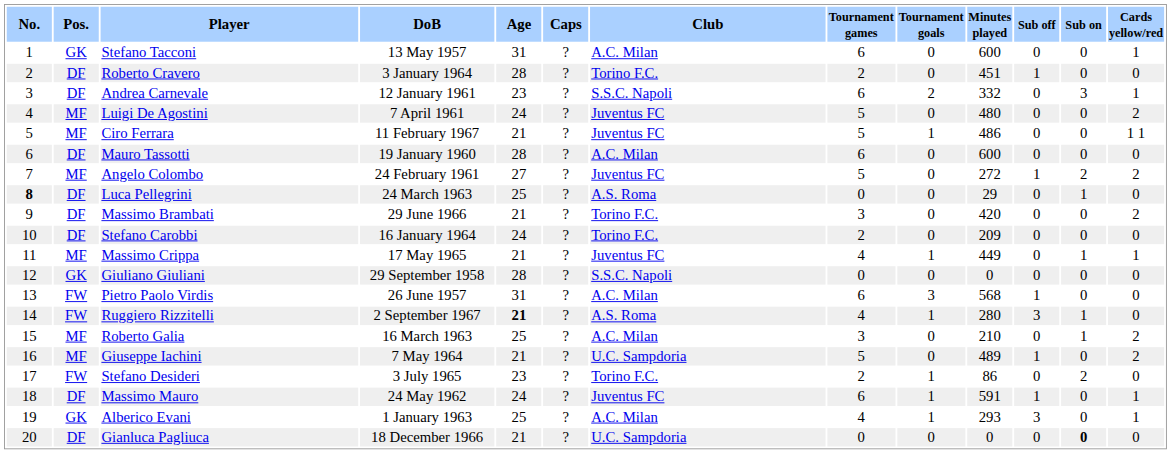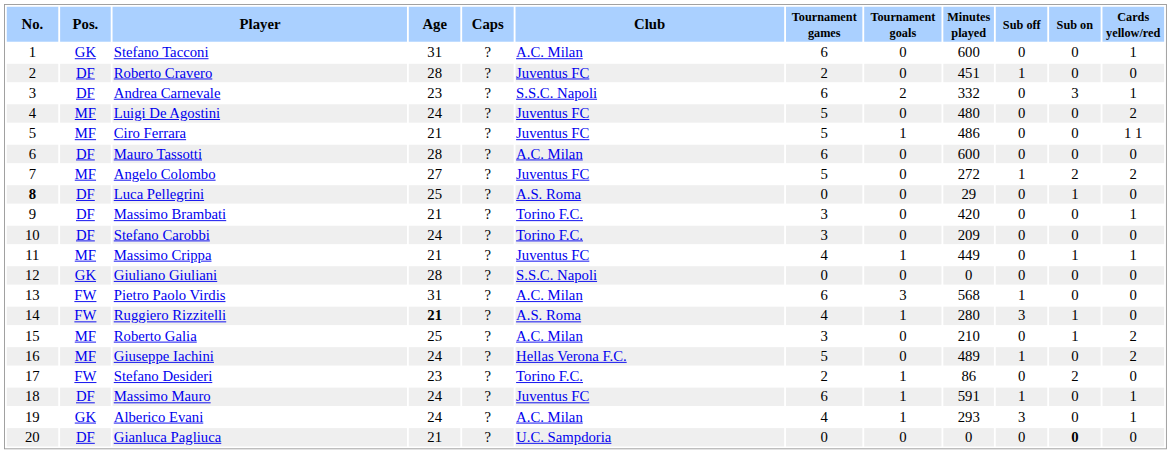- column: (427, 24)
(625, 73) Torino F.C. -> (553, 73) Juventus FC
(1136, 214) 2 -> (1133, 214) 1
(861, 234) 2 -> (824, 234) 3
(519, 356) 21 -> (435, 356) 24
(639, 356) U.C. Sampdoria -> (571, 356) Hellas Verona F.C.
(519, 417) 25 -> (435, 417) 24
